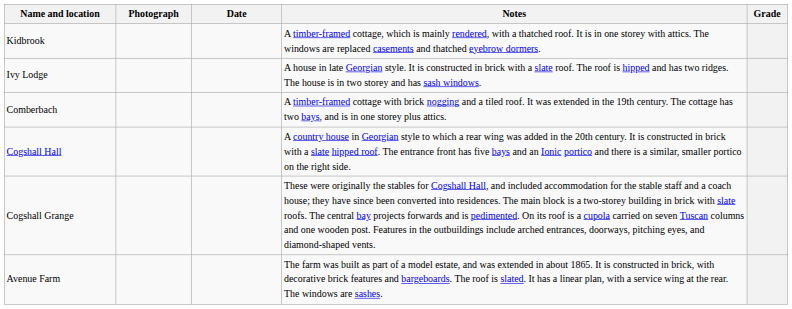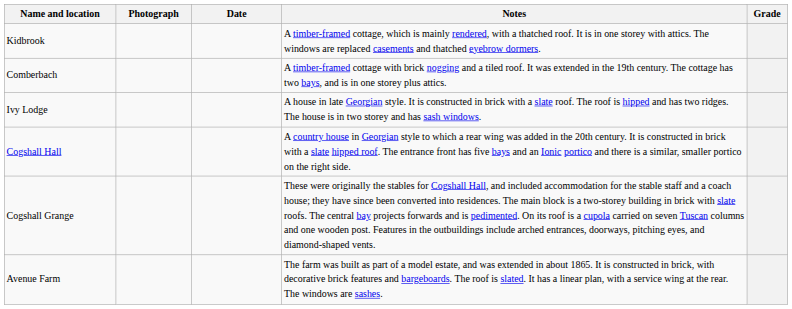rows swapped: (32, 109) <-> (27, 75)
